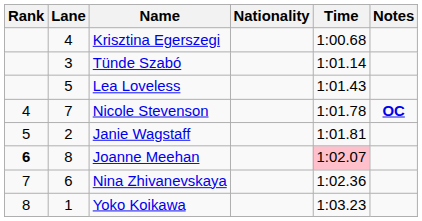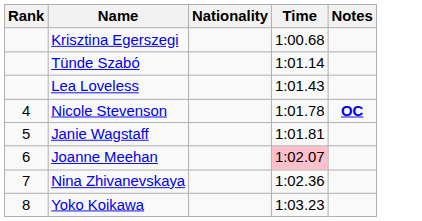- column: (69, 16)
(26, 157) bold -> (26, 157) normal
